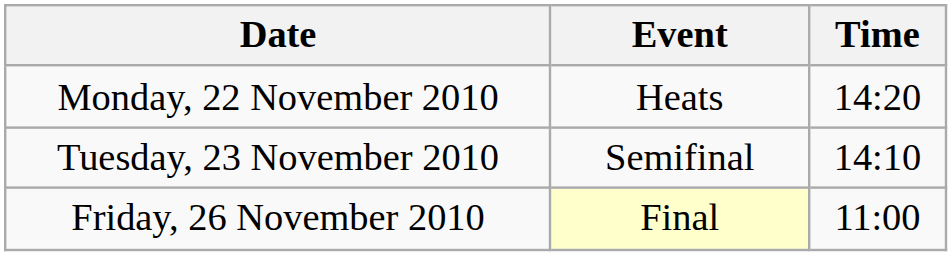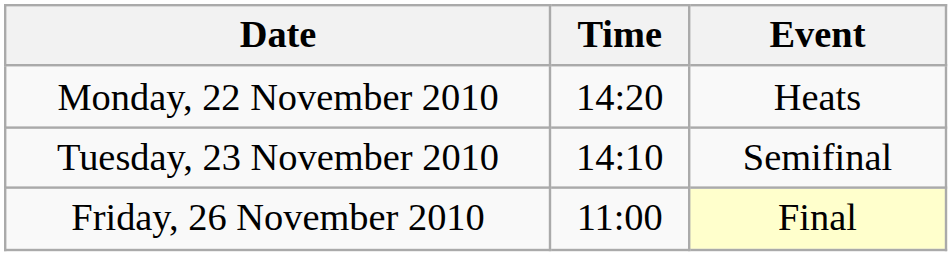columns swapped: (877, 34) <-> (680, 34)
